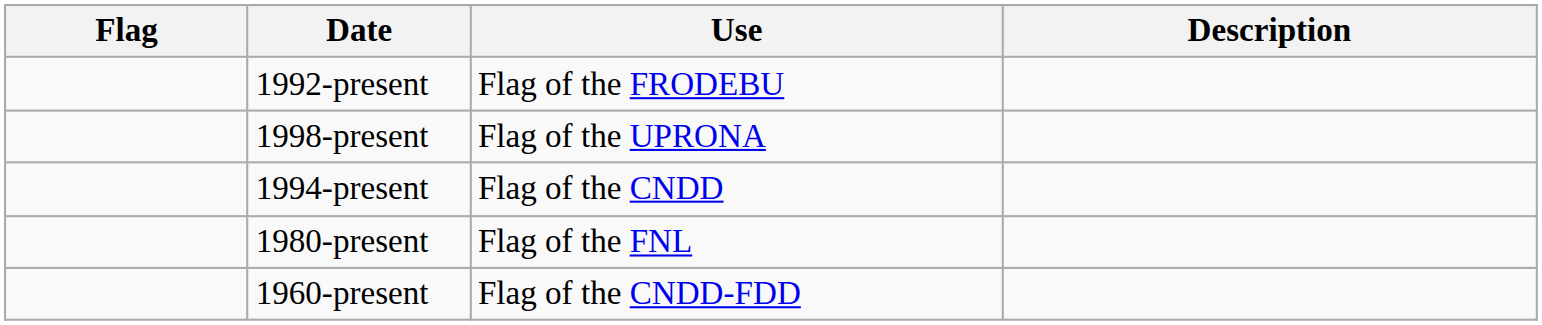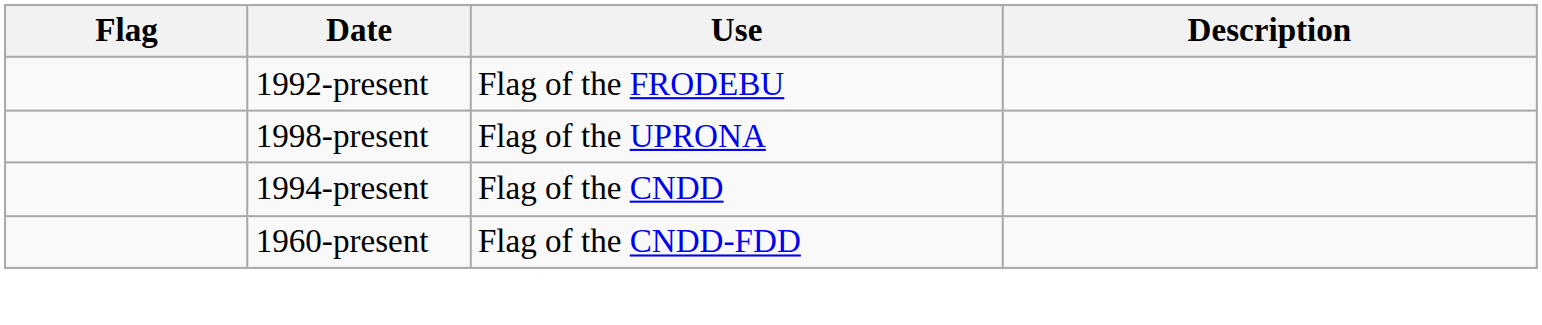- row: (342, 240)
